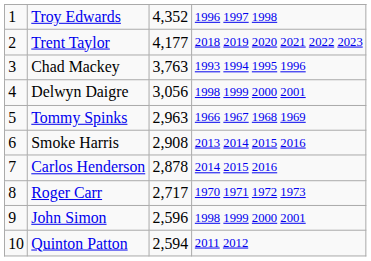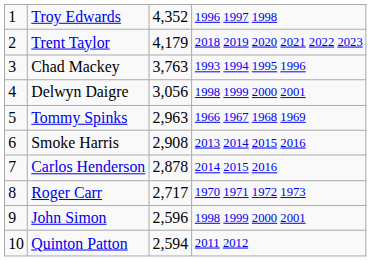(170, 42) 4,177 -> (170, 42) 4,179
